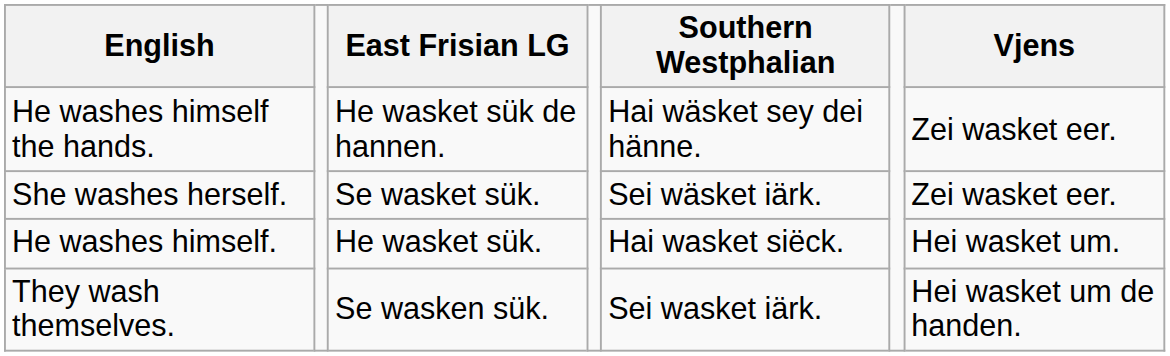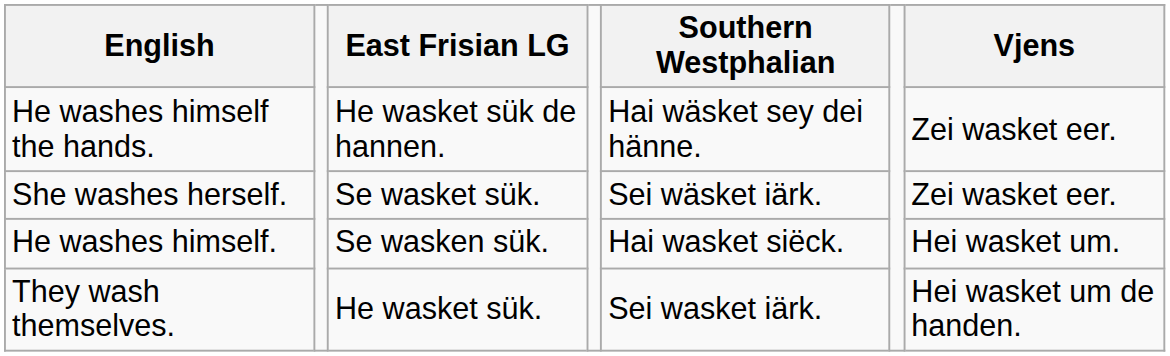(439, 242) He wasket sük. -> (442, 242) Se wasken sük.
(442, 308) Se wasken sük. -> (439, 308) He wasket sük.
